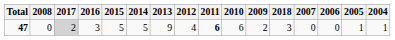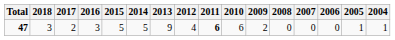columns swapped: (282, 12) <-> (42, 12)
(73, 27) lightgrey background -> (73, 27) no background
